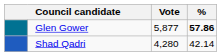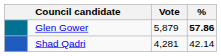(166, 28) 5,877 -> (166, 28) 5,879
(166, 43) 4,280 -> (166, 43) 4,281
